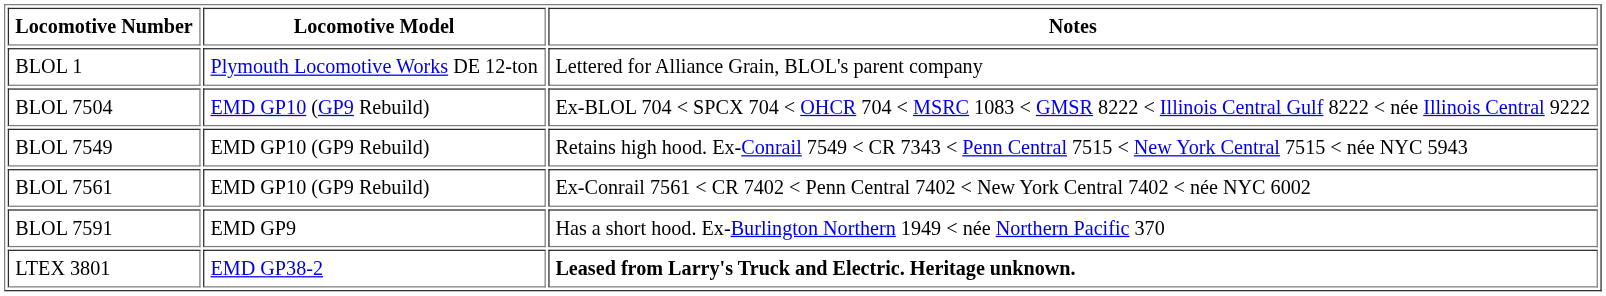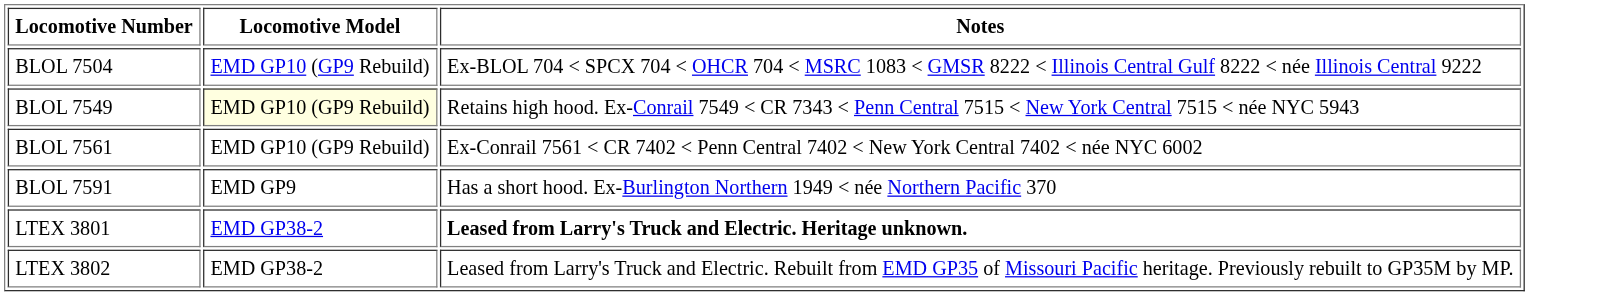- row: (49, 66)
(320, 147) no background -> (320, 107) lightyellow background
+ row: (63, 268)
